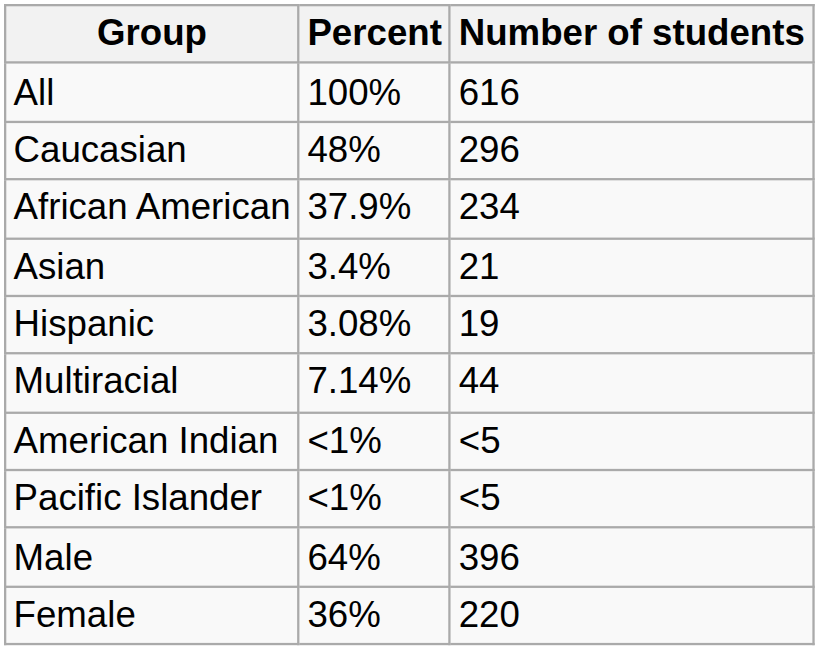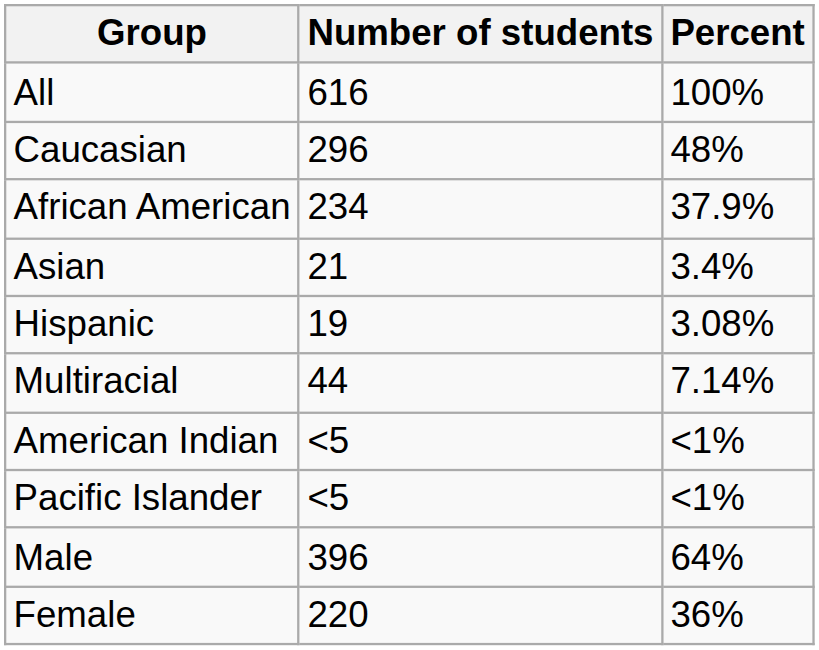columns swapped: (632, 33) <-> (375, 33)
